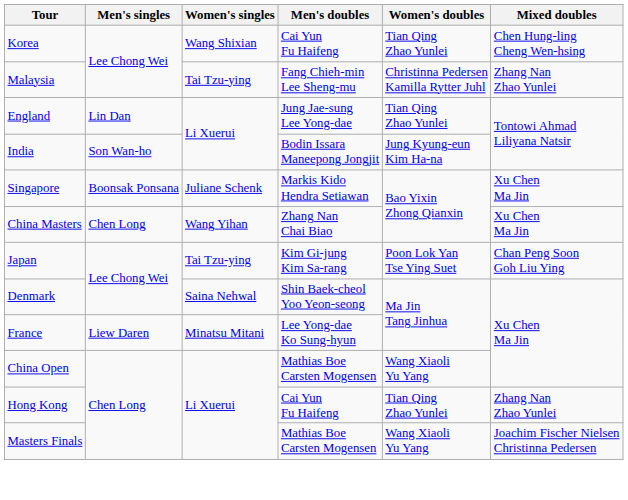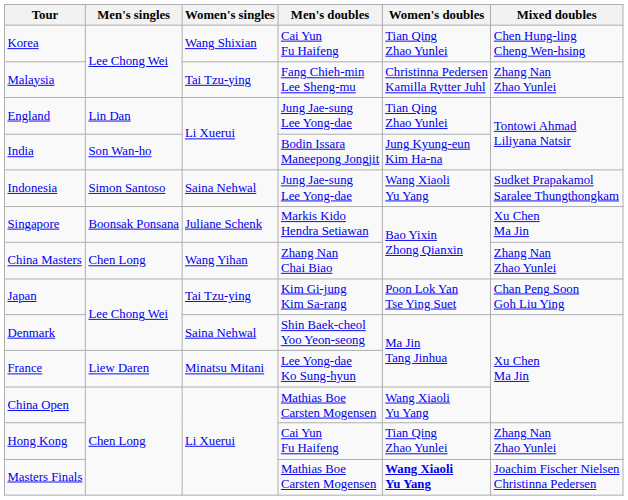+ row: (32, 187)
(517, 223) Xu Chen Ma Jin -> (525, 260) Zhang Nan Zhao Yunlei
(418, 440) normal -> (419, 476) bold
